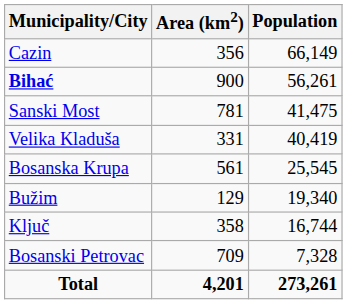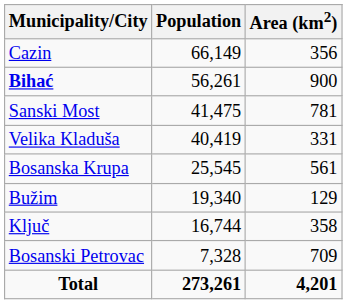columns swapped: (295, 21) <-> (200, 21)
